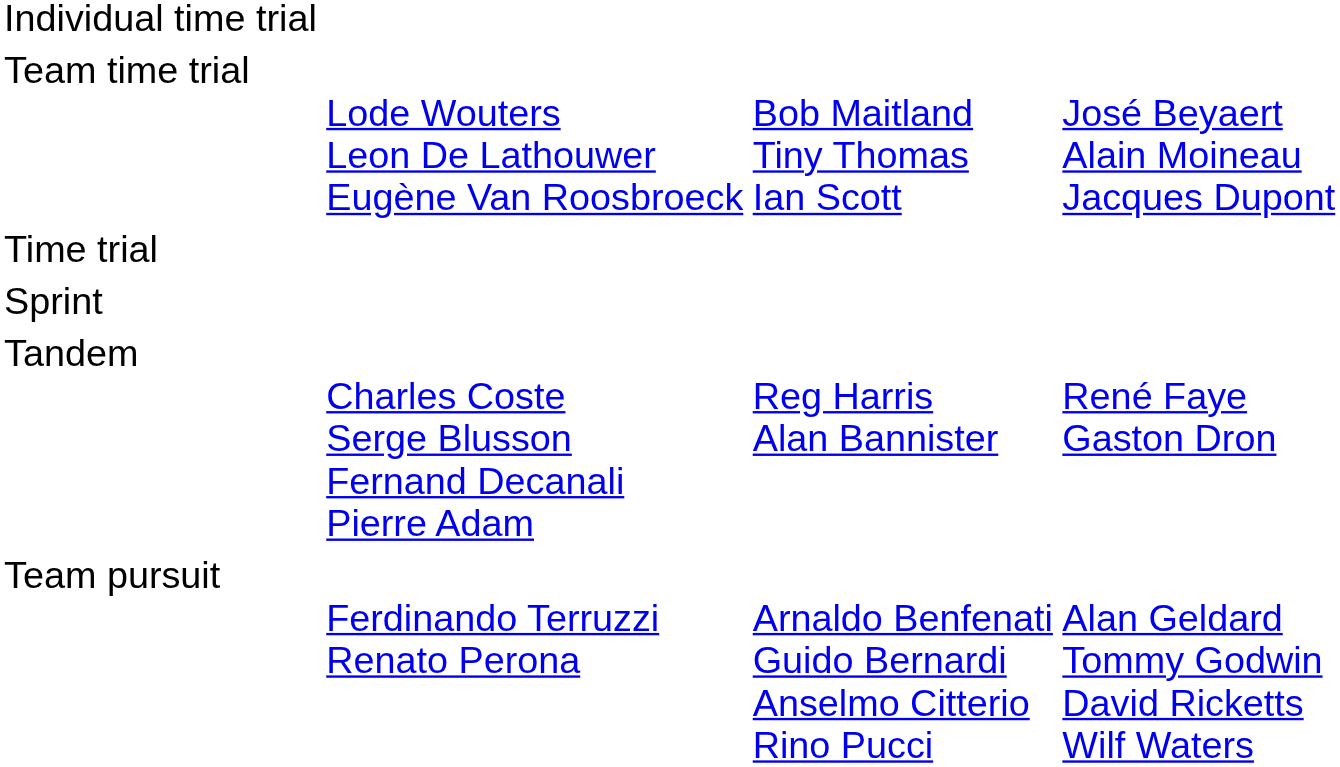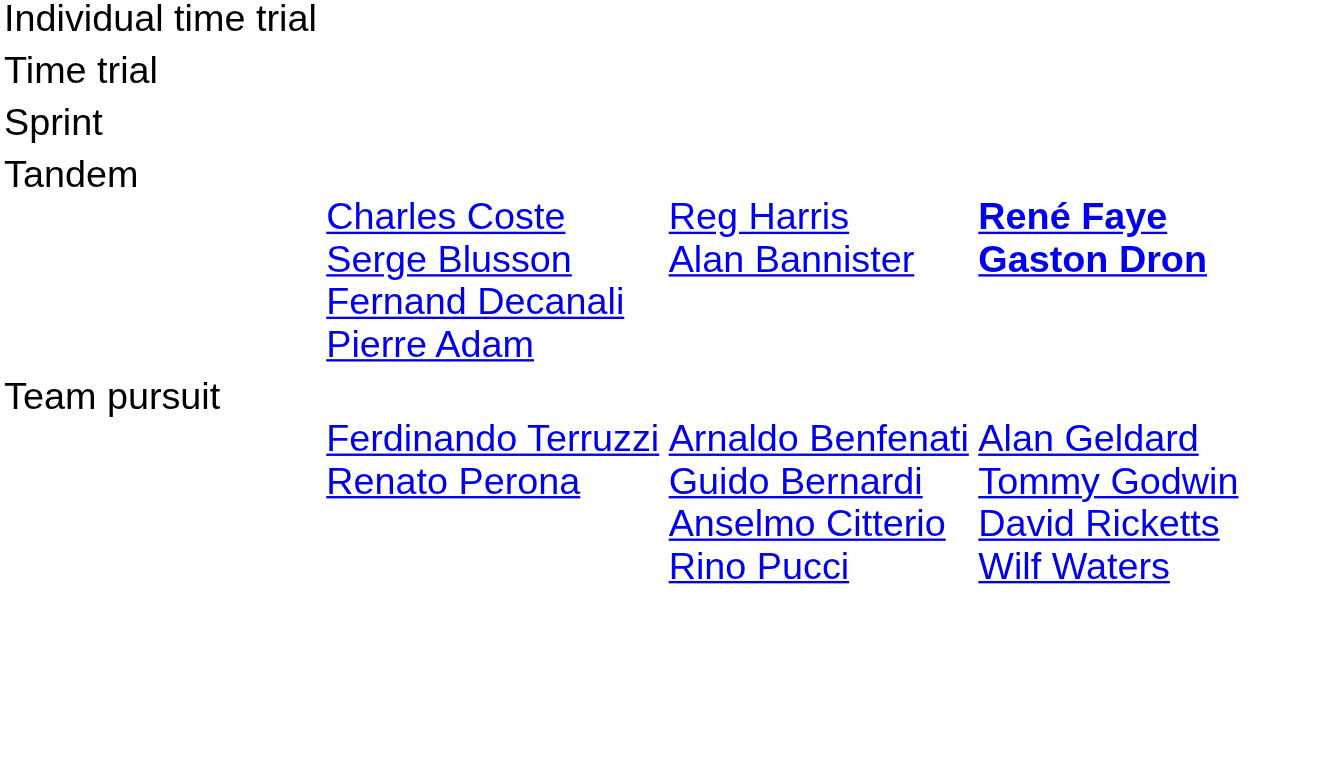- row: (127, 70)
(1169, 417) normal -> (1093, 238) bold
